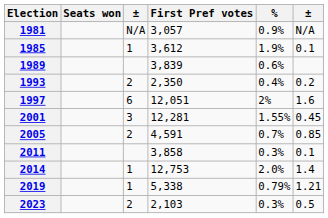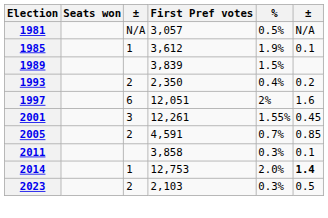(271, 30) 0.9% -> (271, 30) 0.5%
(271, 65) 0.6% -> (271, 65) 1.5%
(170, 117) 12,281 -> (170, 117) 12,261
(305, 169) normal -> (305, 169) bold
- row: (33, 187)
